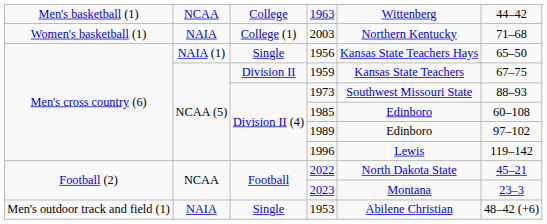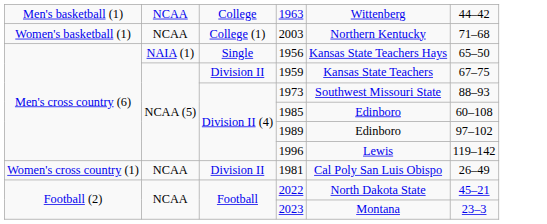(201, 33) NAIA -> (170, 33) NCAA
+ row: (291, 170)
- row: (322, 209)
